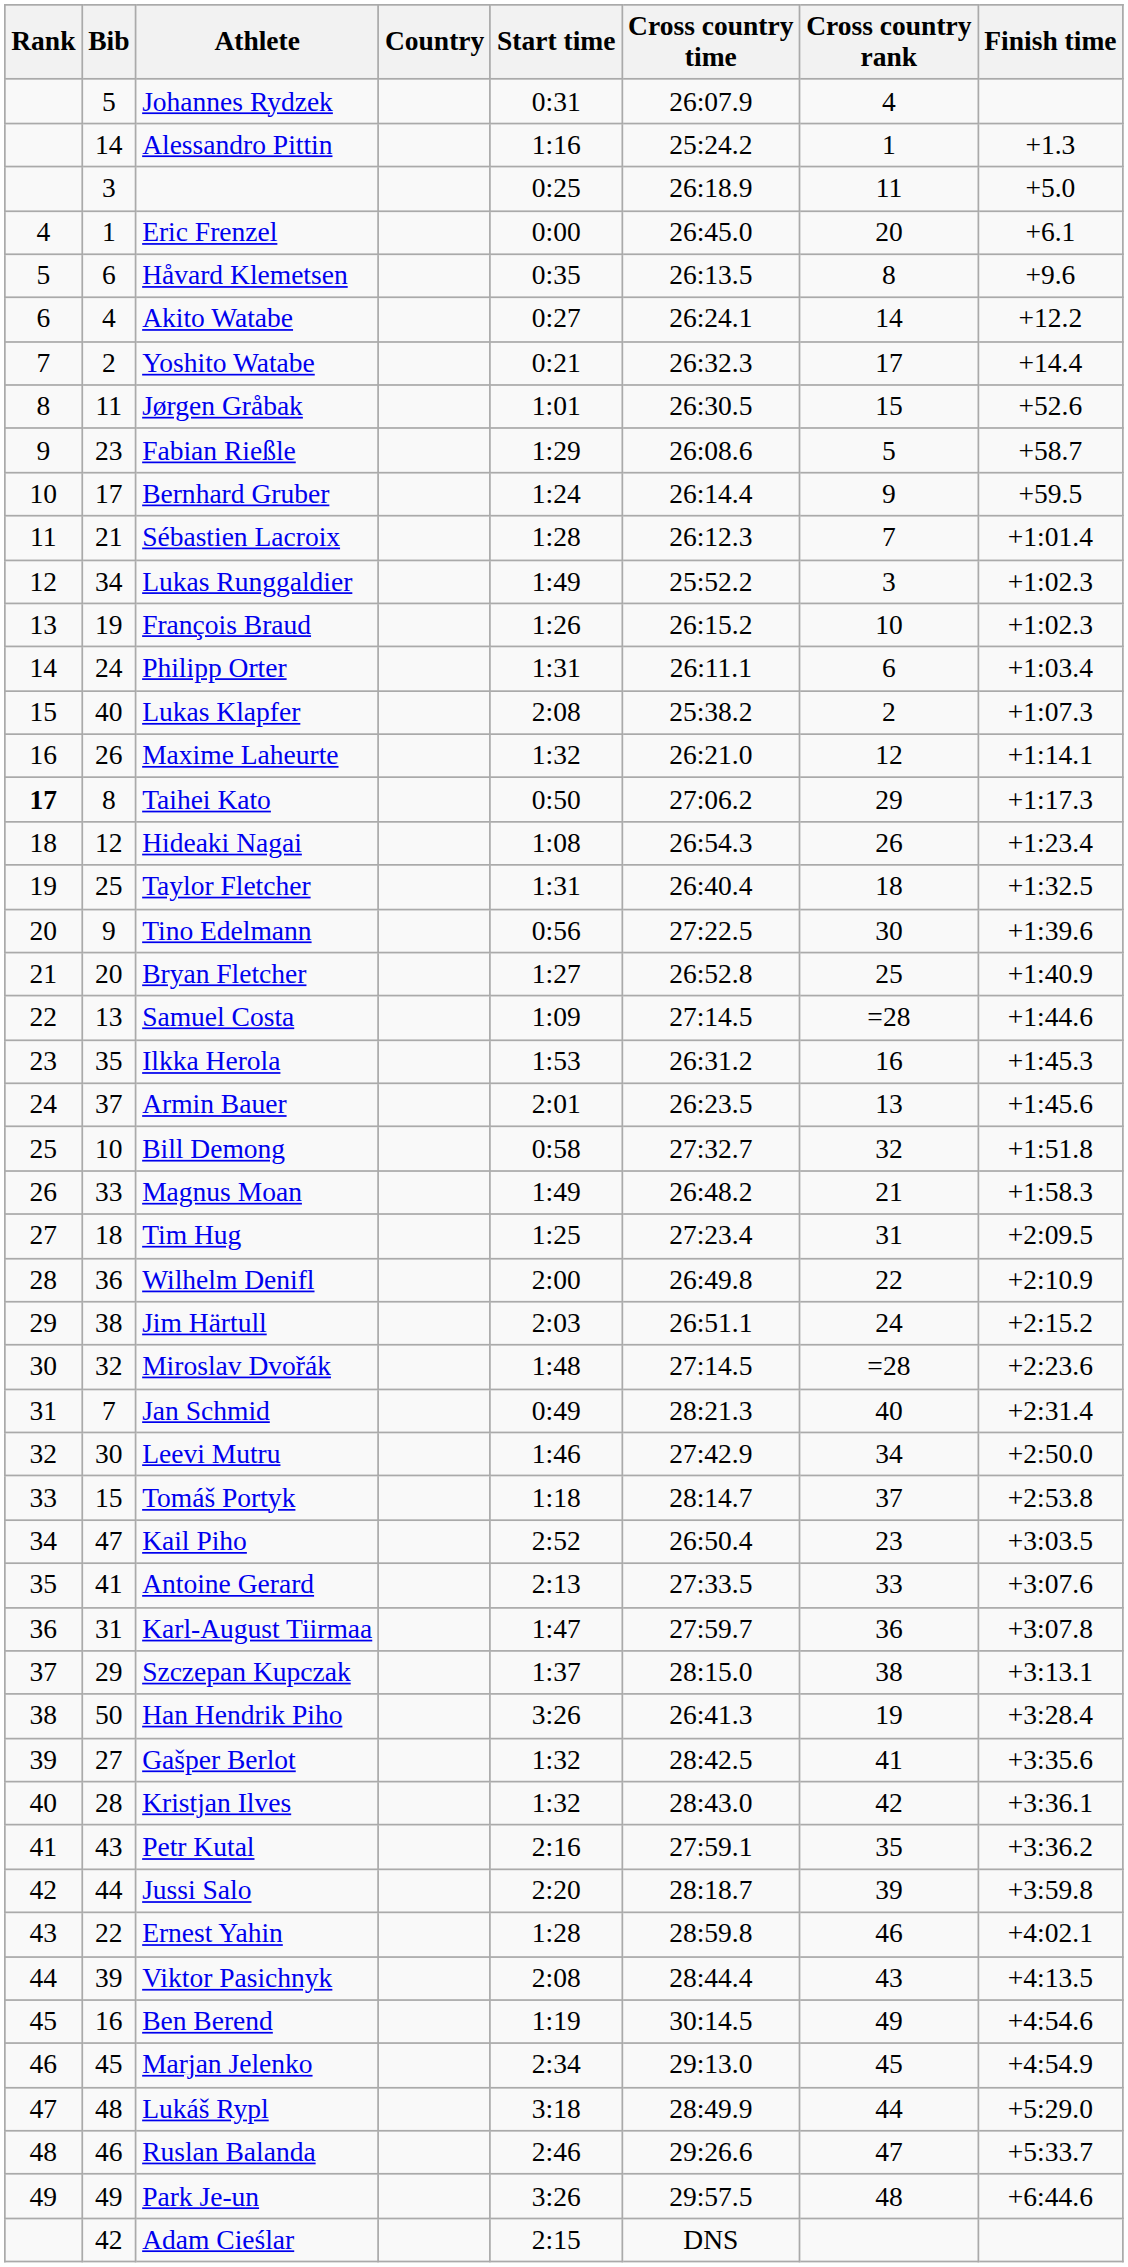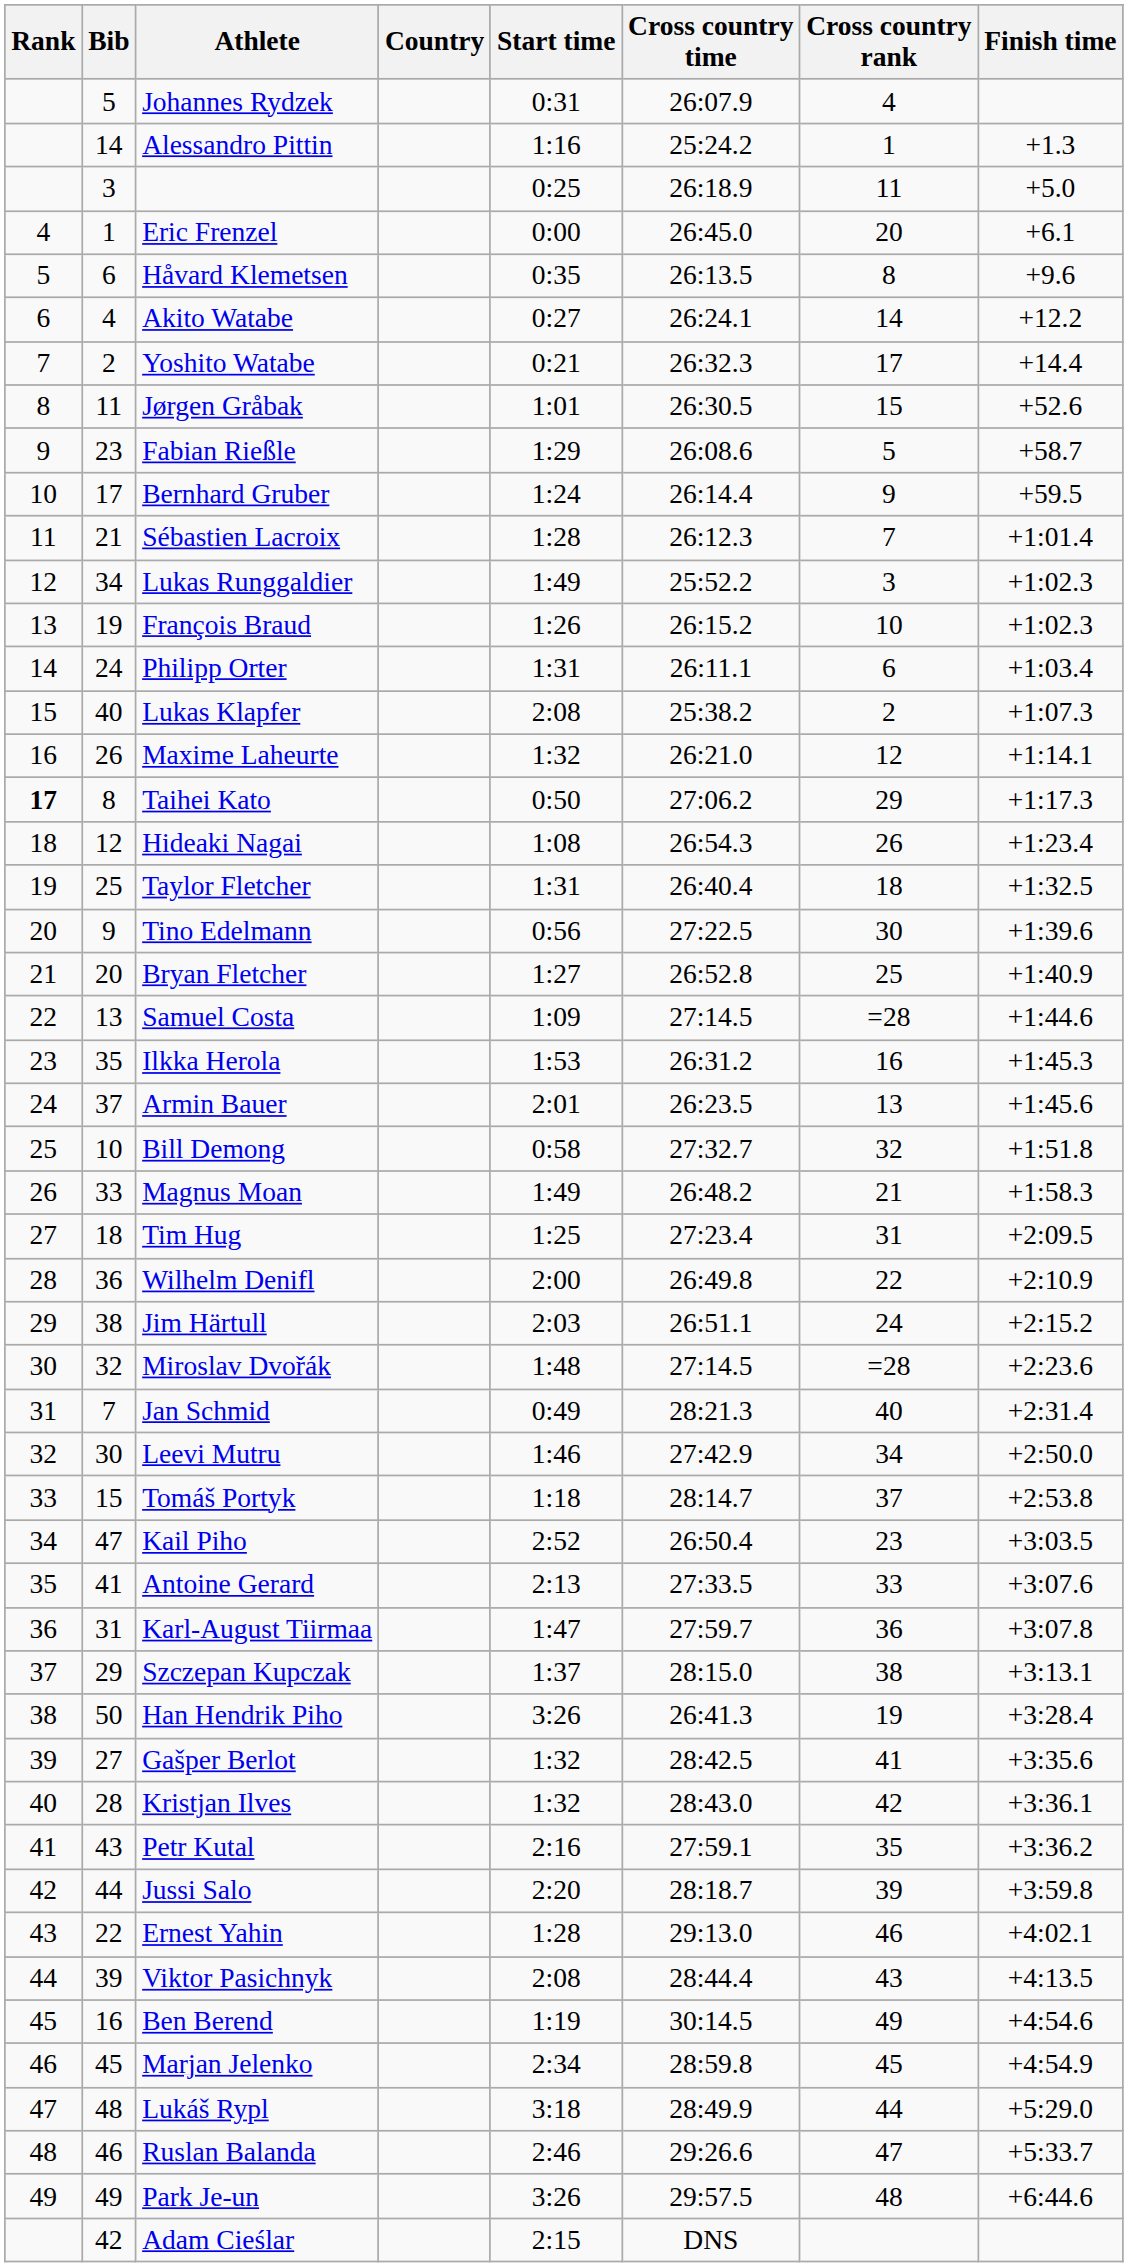(711, 1934) 28:59.8 -> (711, 1934) 29:13.0
(711, 2064) 29:13.0 -> (711, 2064) 28:59.8
